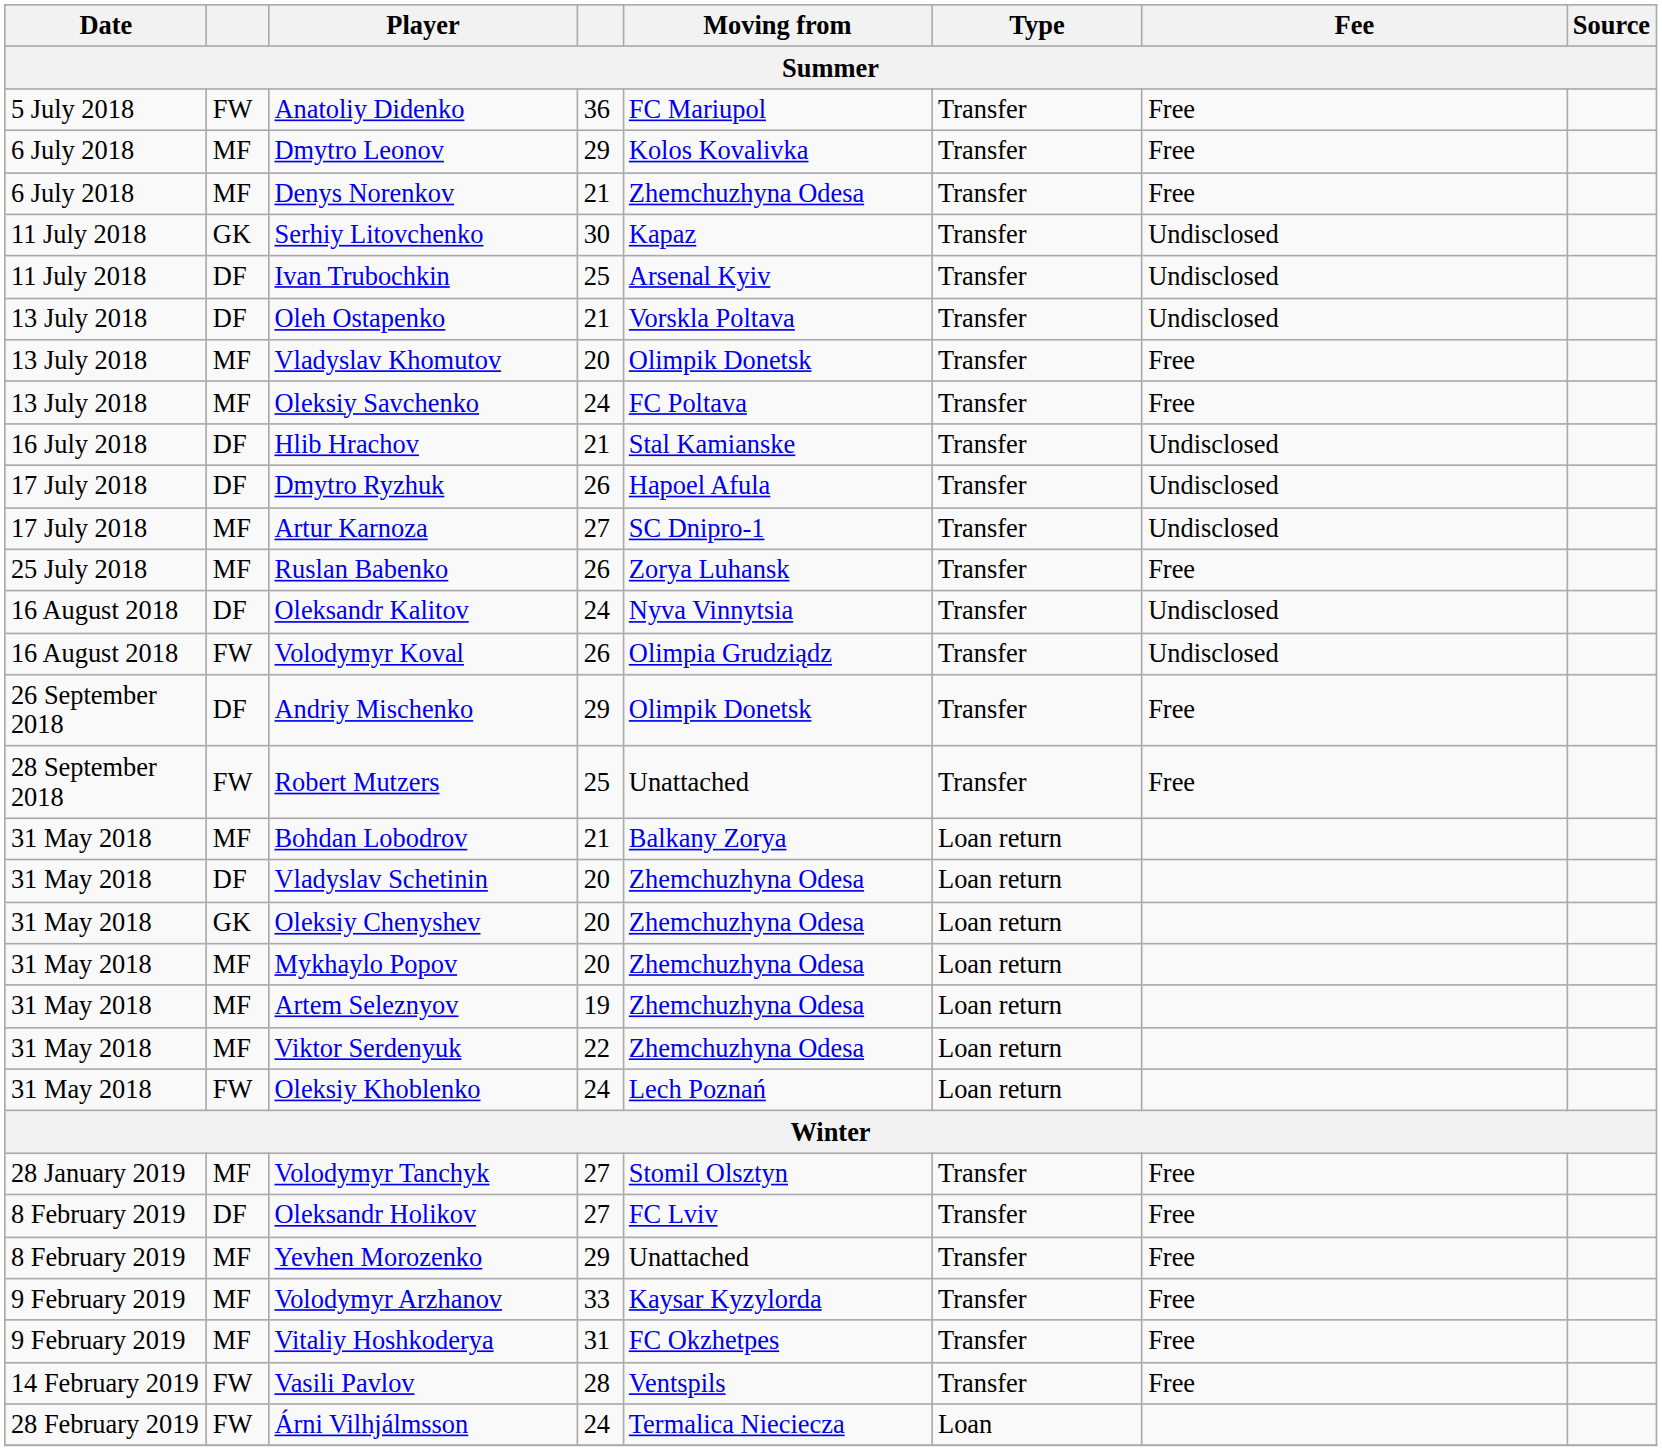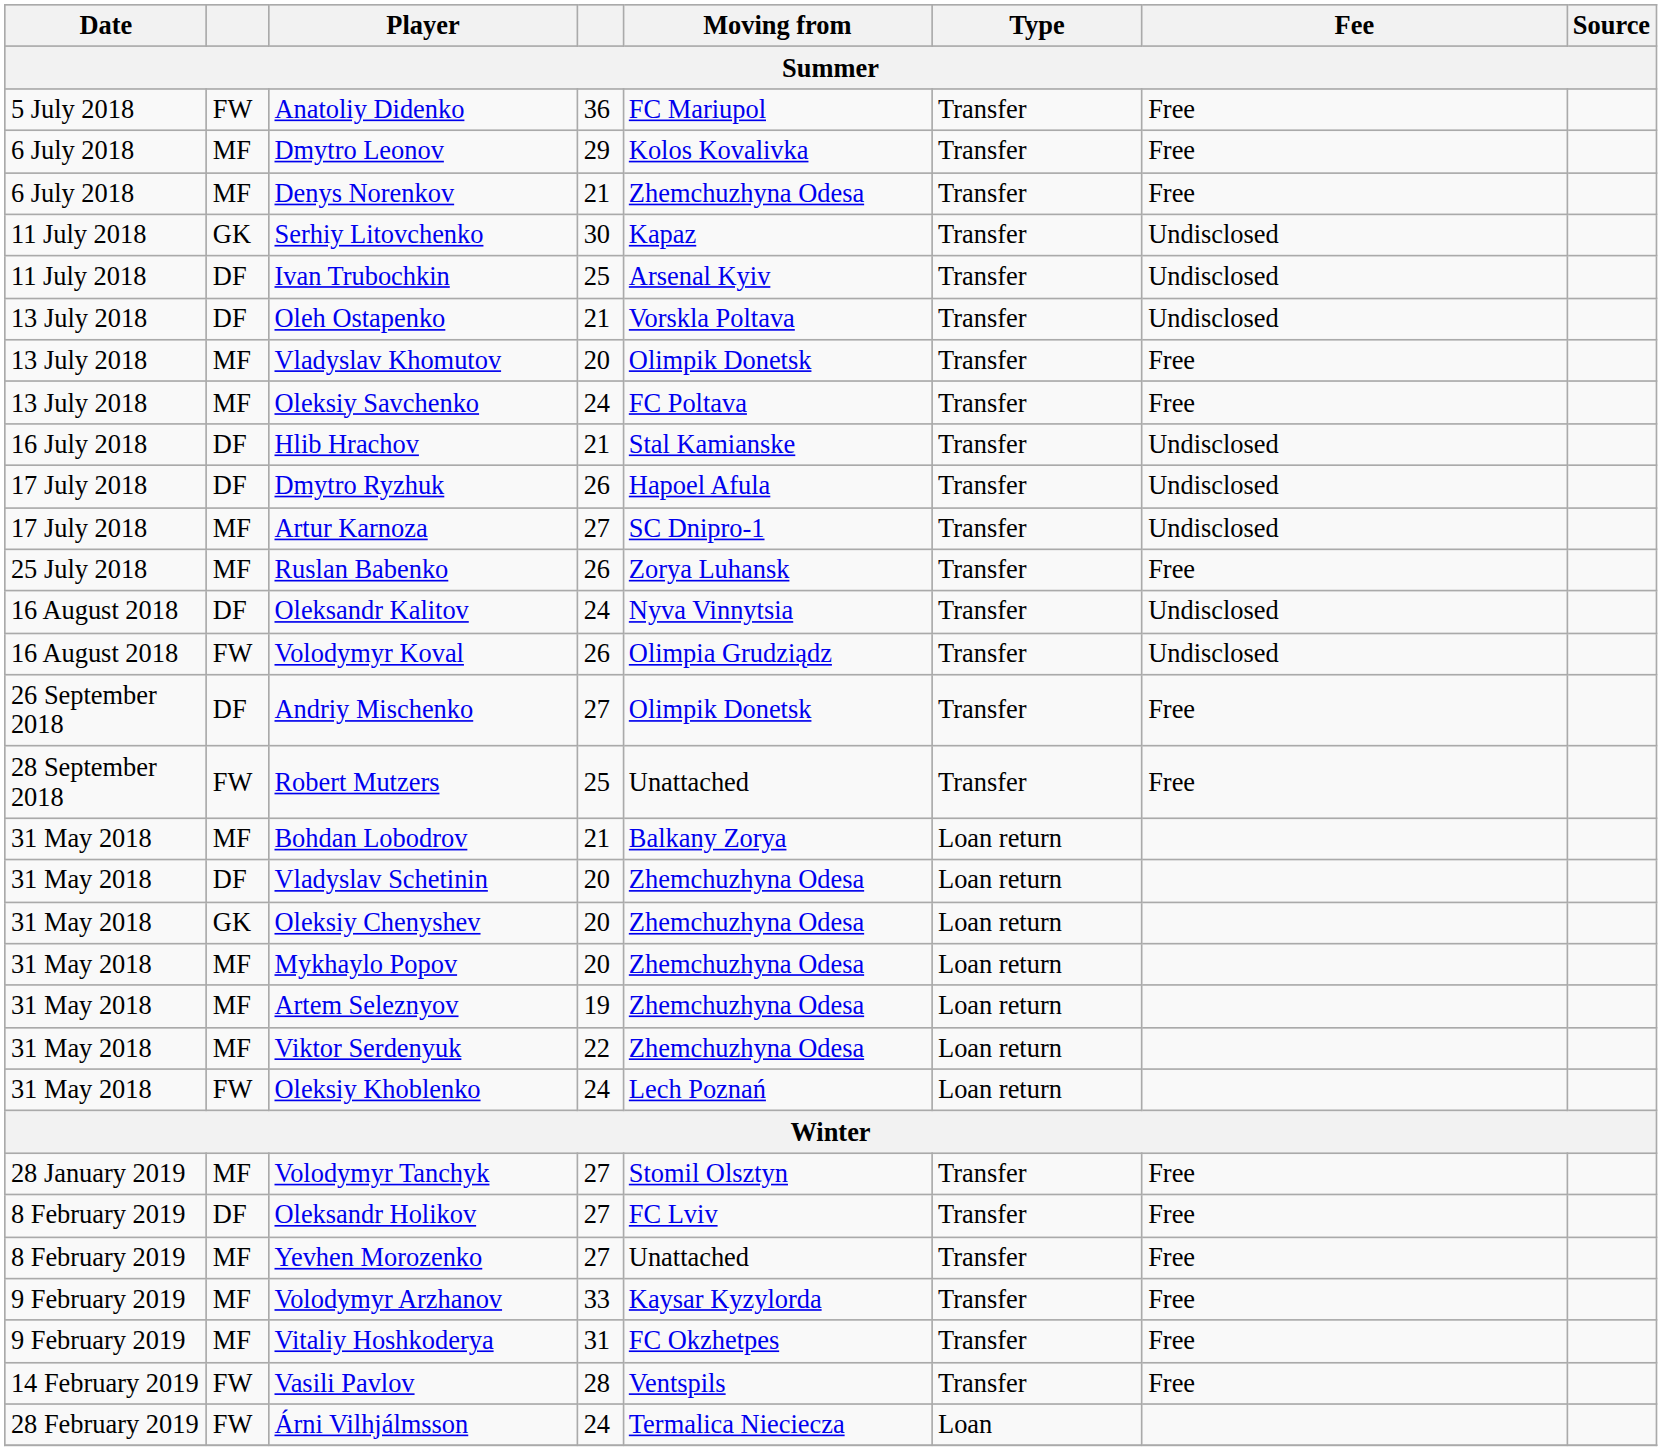(597, 710) 29 -> (597, 710) 27
(597, 1257) 29 -> (597, 1257) 27
